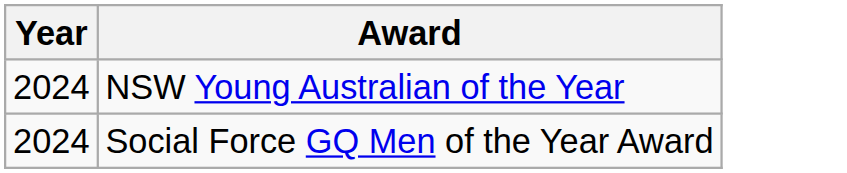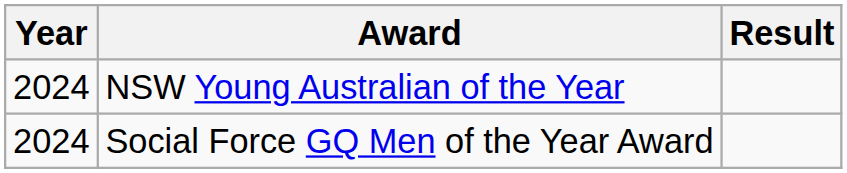+ column: (782, 33)
